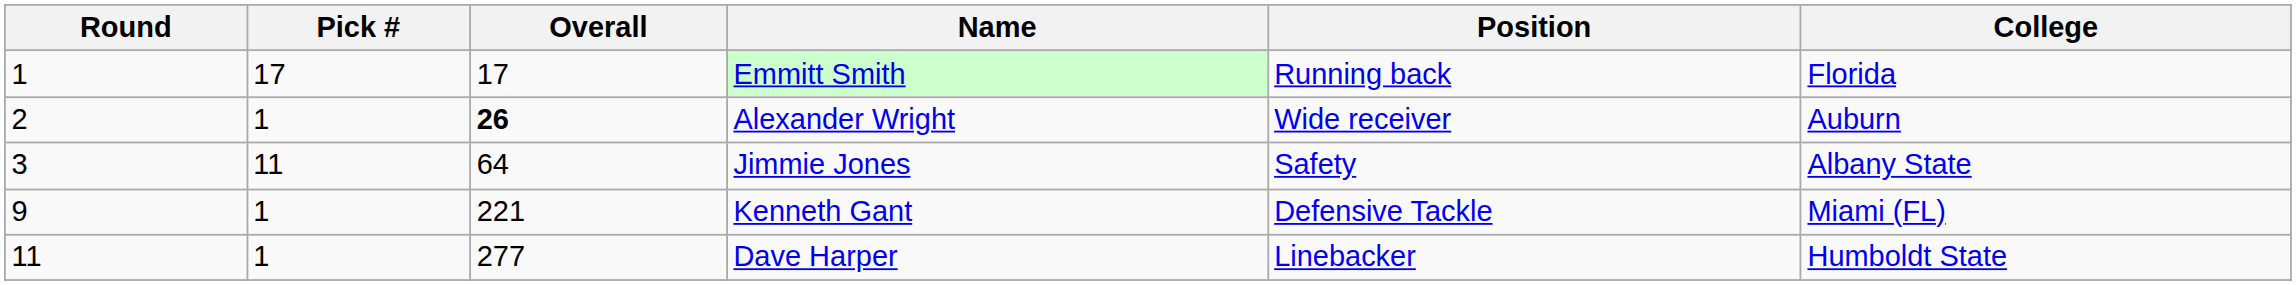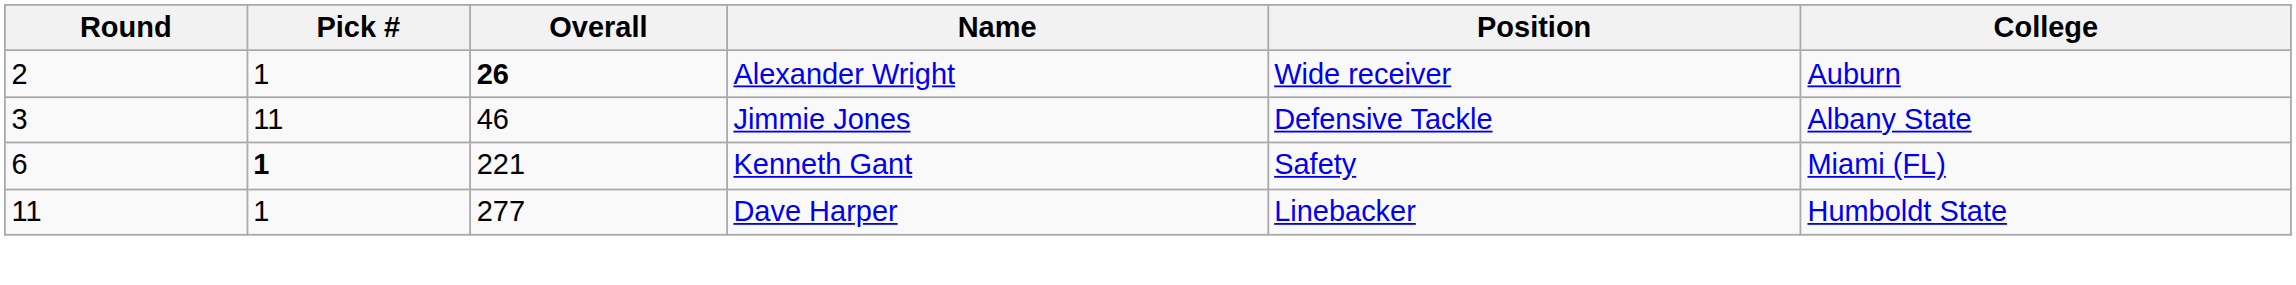- row: (820, 73)
(493, 165) 64 -> (493, 119) 46
(1315, 165) Safety -> (1383, 119) Defensive Tackle
(20, 211) 9 -> (20, 165) 6
(261, 211) normal -> (261, 165) bold
(1383, 211) Defensive Tackle -> (1315, 165) Safety
